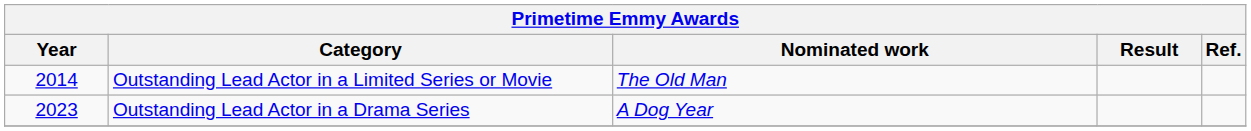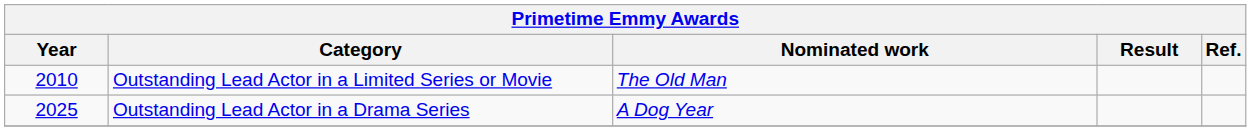(57, 79) 2014 -> (57, 79) 2010
(57, 110) 2023 -> (57, 110) 2025
